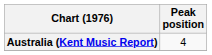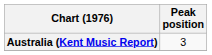(183, 42) 4 -> (183, 42) 3
